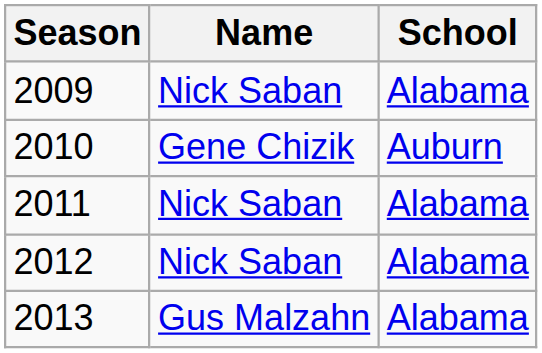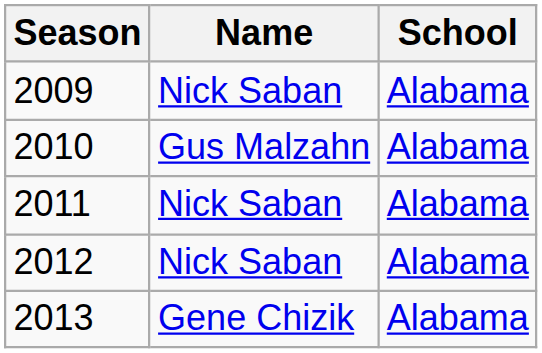(256, 147) Gene Chizik -> (264, 147) Gus Malzahn
(445, 147) Auburn -> (458, 147) Alabama
(264, 318) Gus Malzahn -> (256, 318) Gene Chizik
